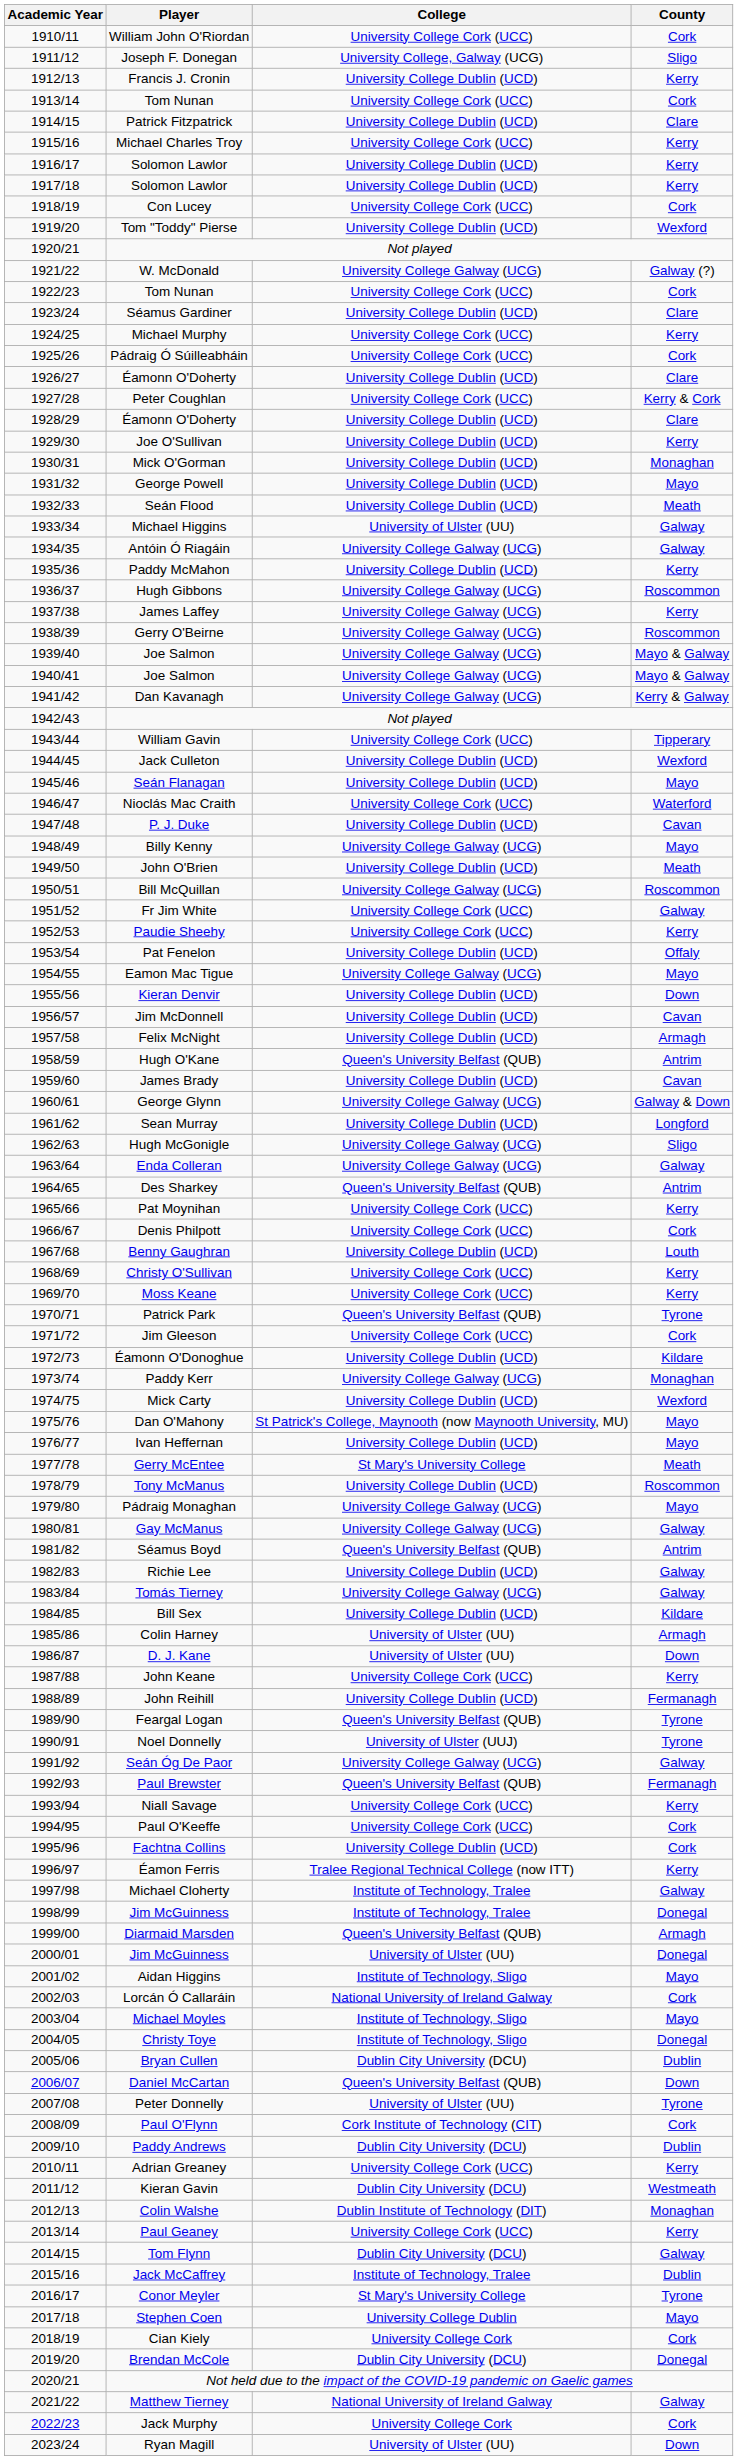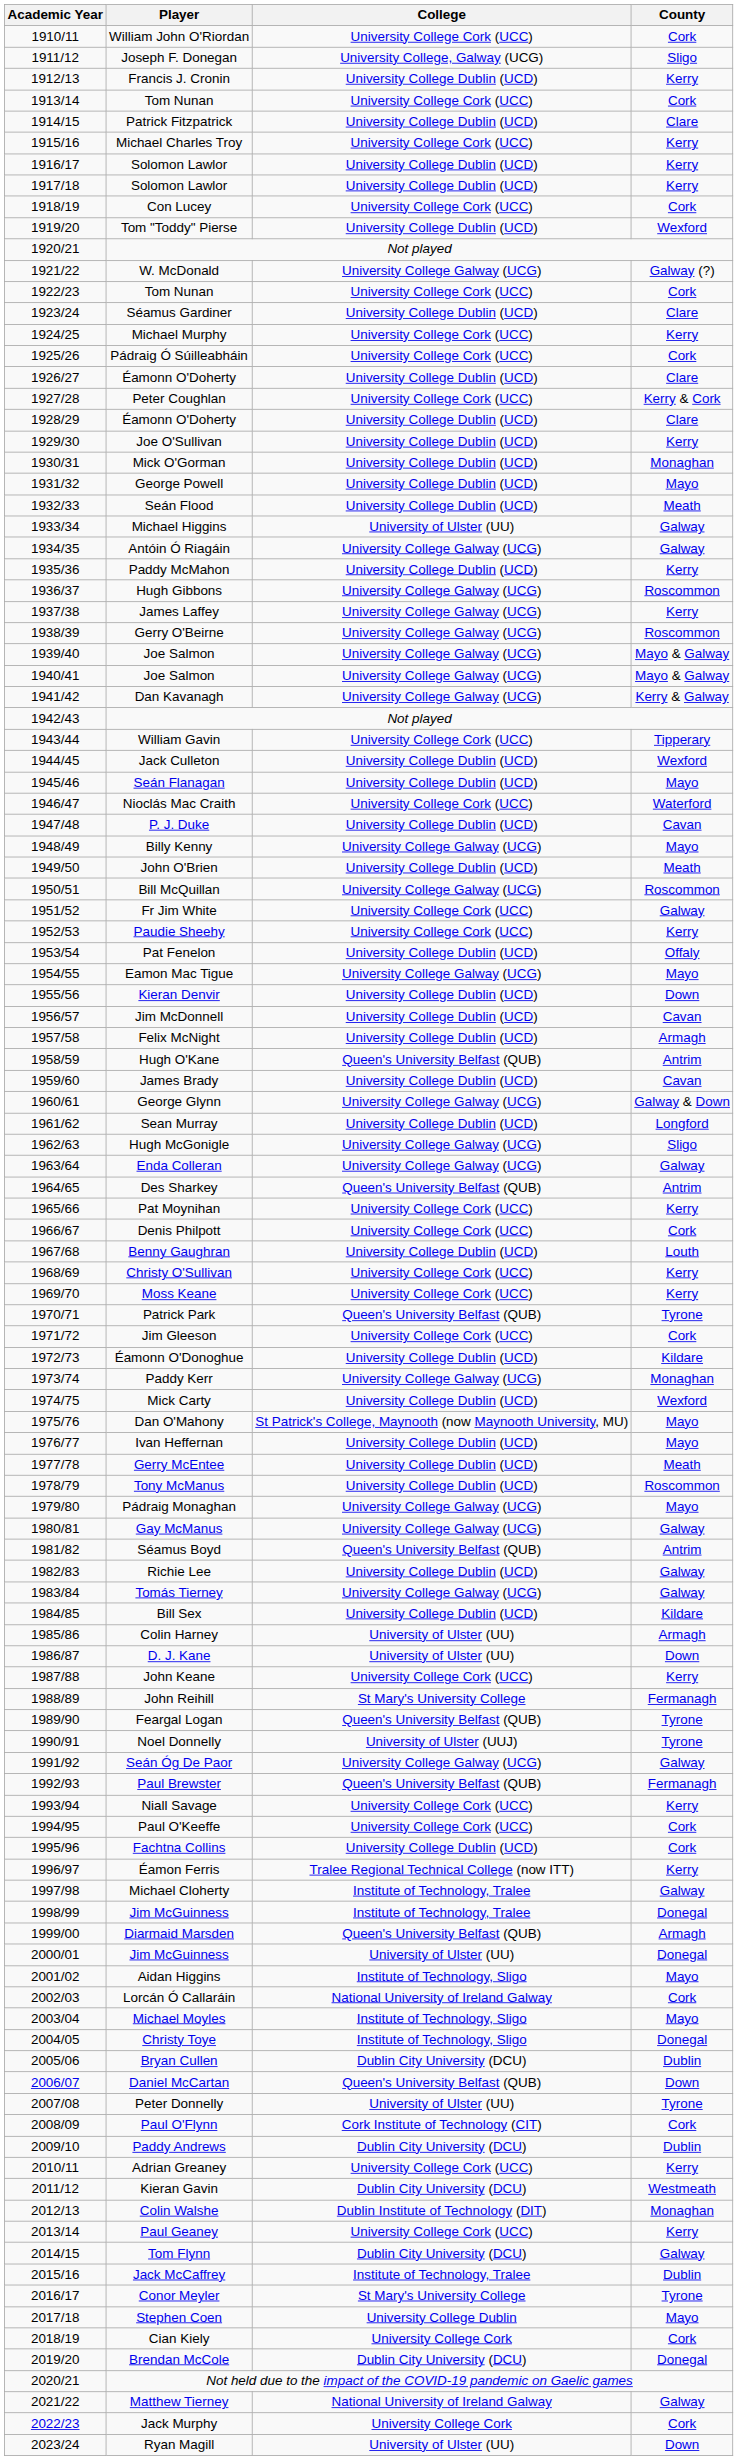(442, 1464) St Mary's University College -> (442, 1464) University College Dublin (UCD)
(442, 1699) University College Dublin (UCD) -> (442, 1699) St Mary's University College
